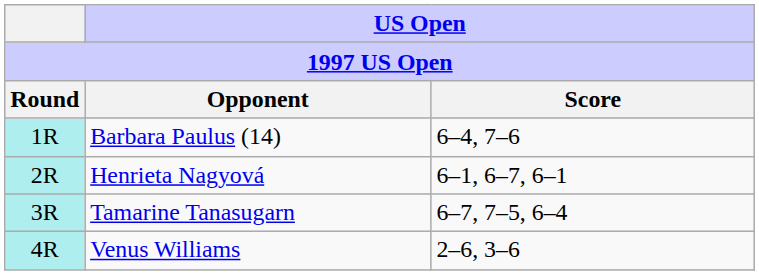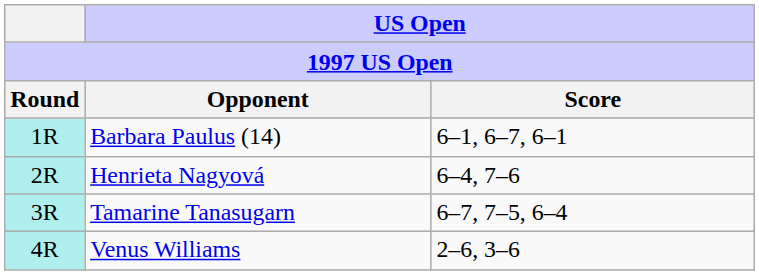(478, 136) 6–4, 7–6 -> (502, 136) 6–1, 6–7, 6–1
(502, 174) 6–1, 6–7, 6–1 -> (478, 174) 6–4, 7–6
